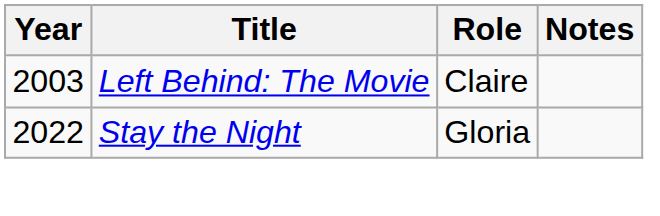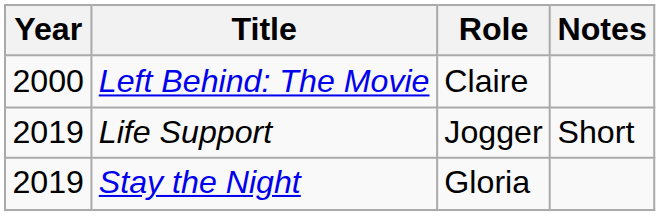(48, 81) 2003 -> (48, 81) 2000
+ row: (185, 132)
(48, 132) 2022 -> (48, 183) 2019
